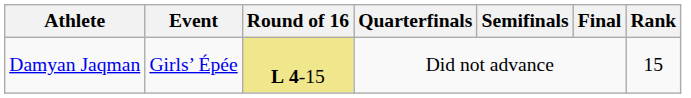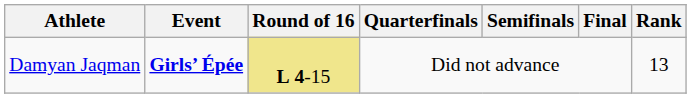(194, 64) normal -> (196, 64) bold
(653, 64) 15 -> (659, 64) 13
